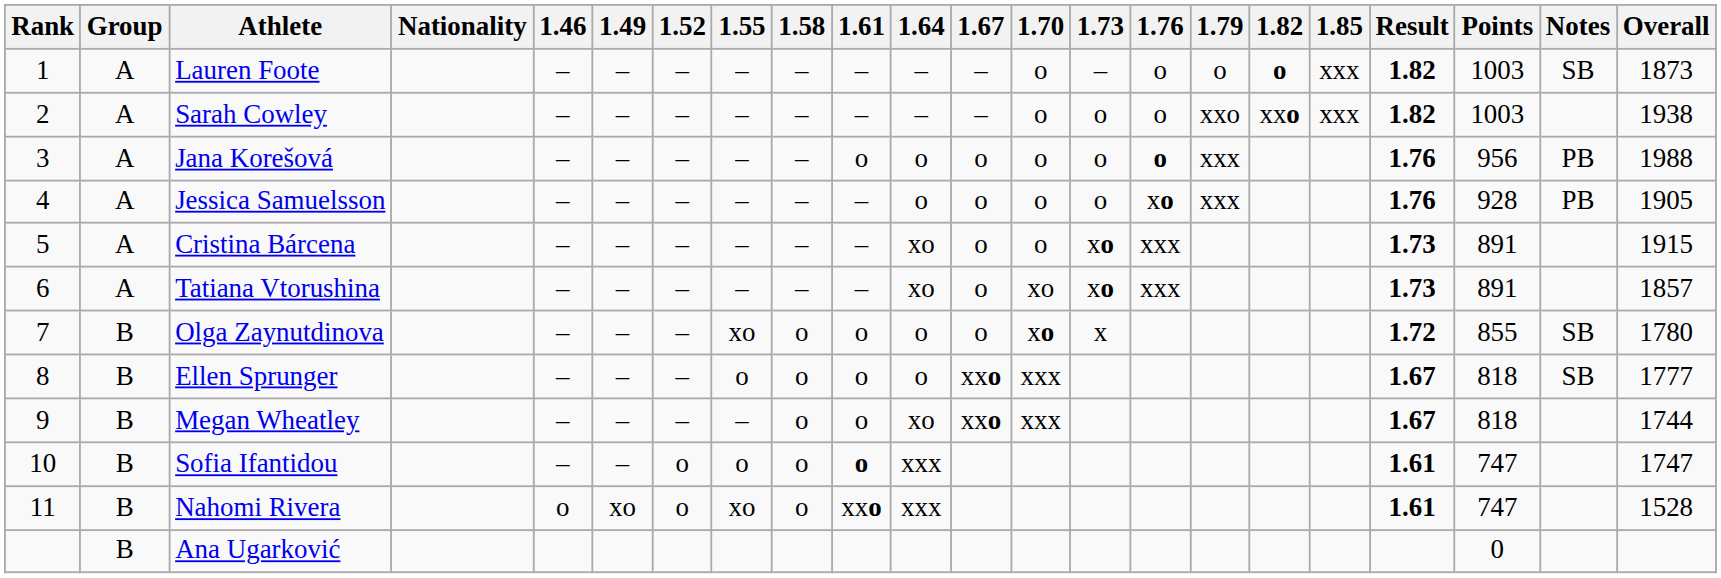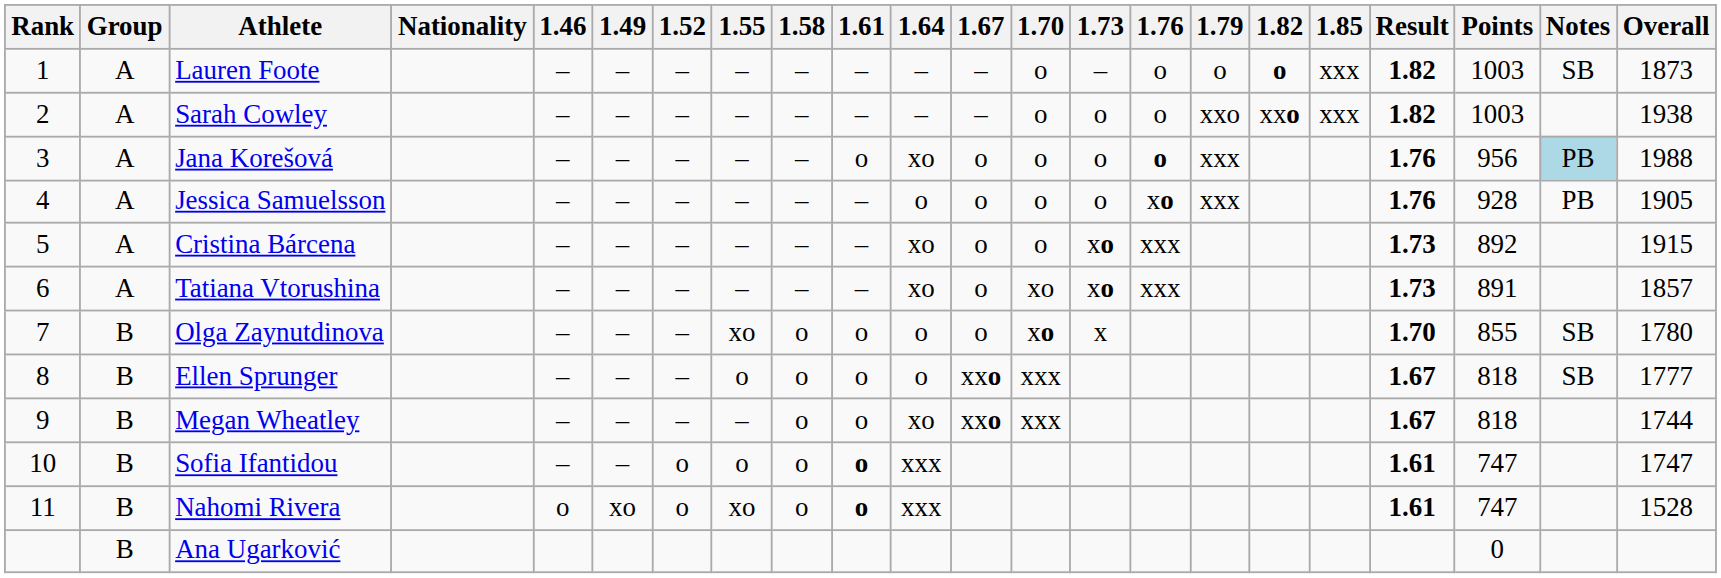(921, 157) o -> (921, 157) xo
(1578, 157) no background -> (1578, 157) lightblue background
(1497, 244) 891 -> (1497, 244) 892
(1412, 331) 1.72 -> (1412, 331) 1.70
(861, 506) xxo -> (861, 506) o
